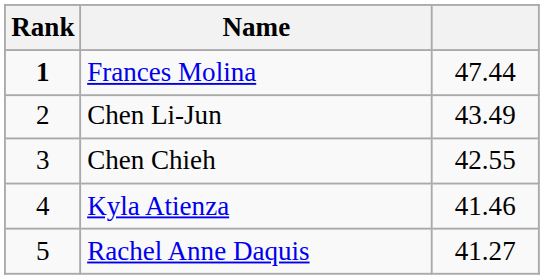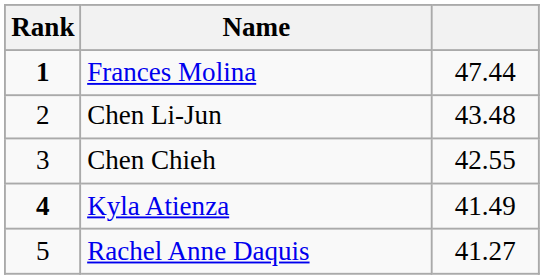(485, 116) 43.49 -> (485, 116) 43.48
(43, 205) normal -> (43, 205) bold
(485, 205) 41.46 -> (485, 205) 41.49
